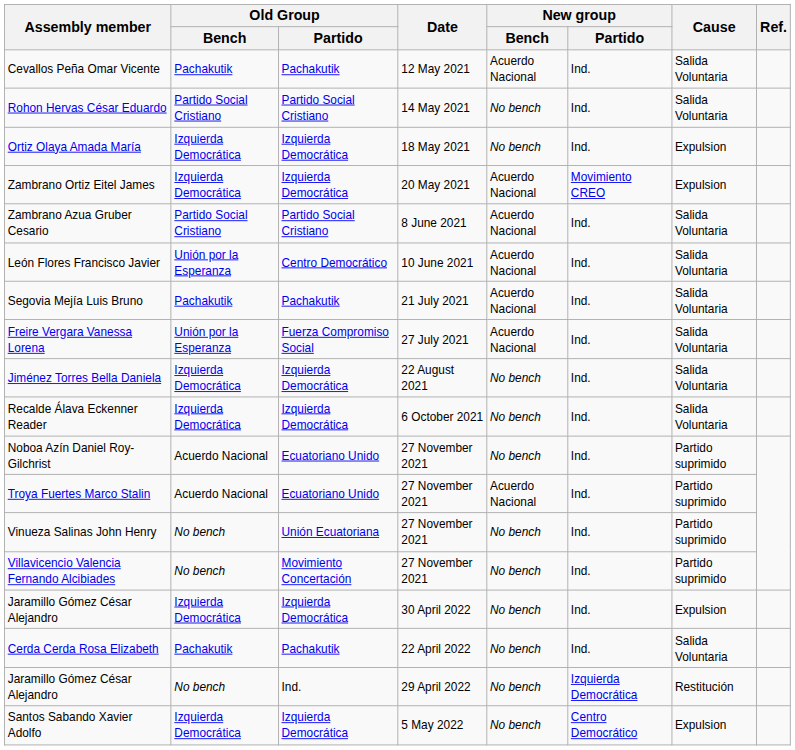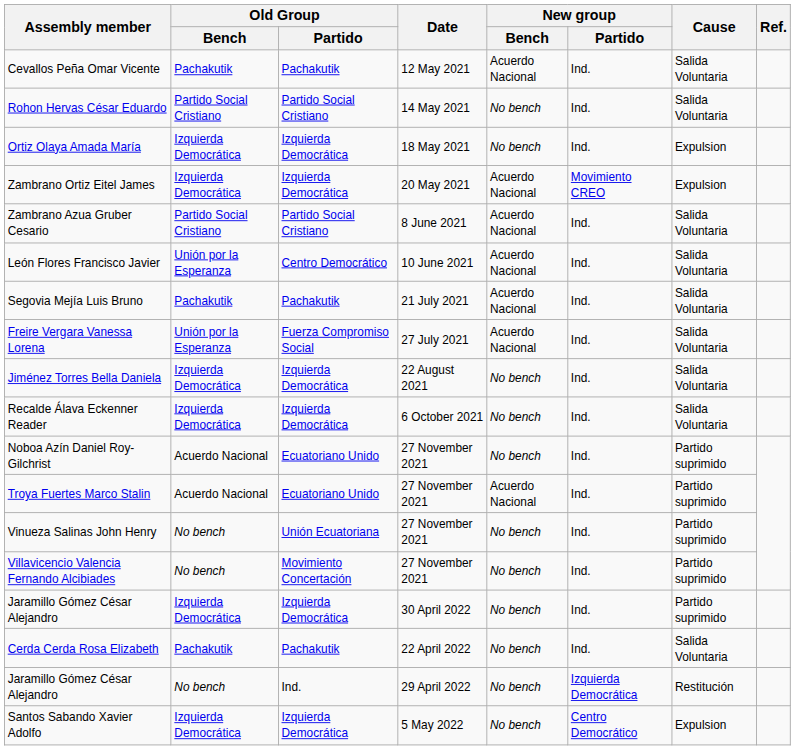(701, 610) Expulsion -> (701, 610) Partido suprimido
